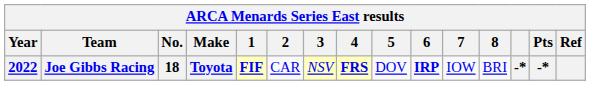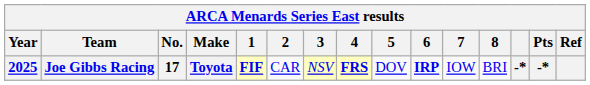(23, 67) 2022 -> (23, 67) 2025
(172, 67) 18 -> (172, 67) 17
